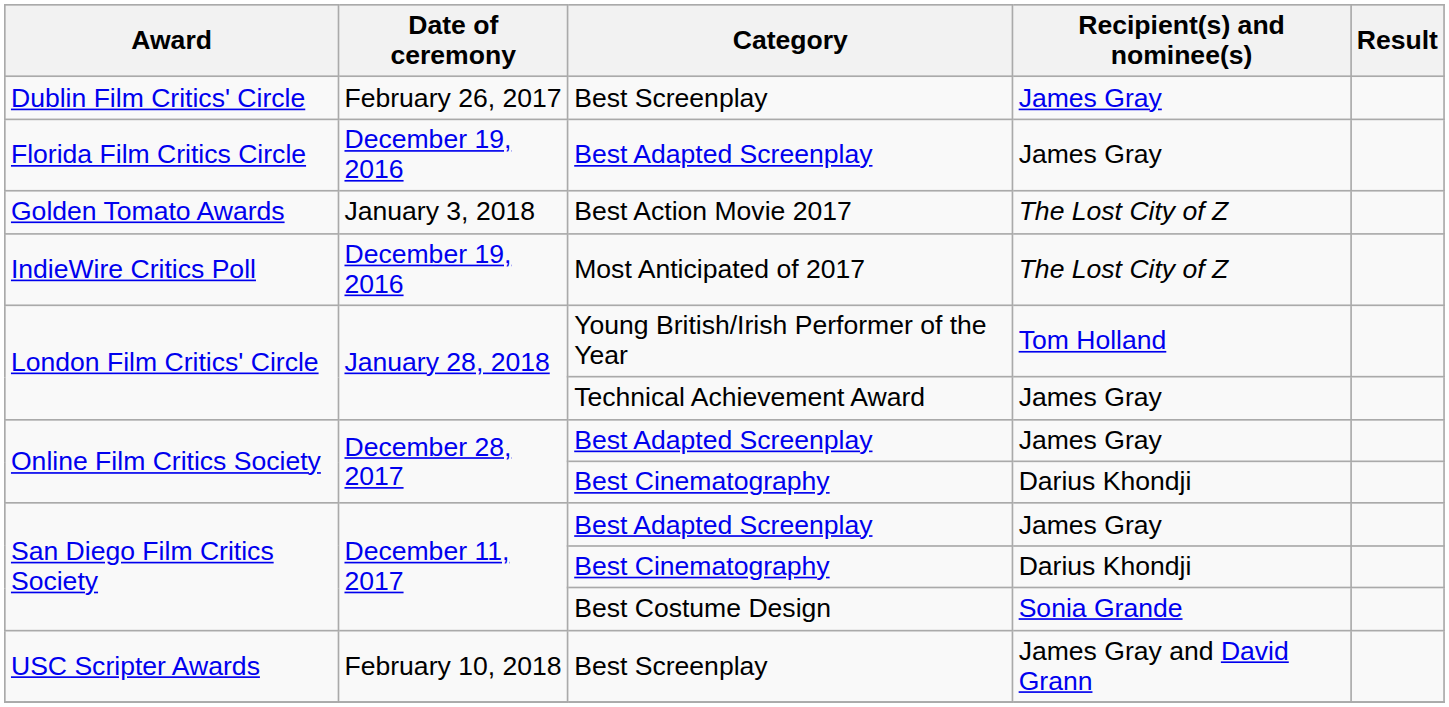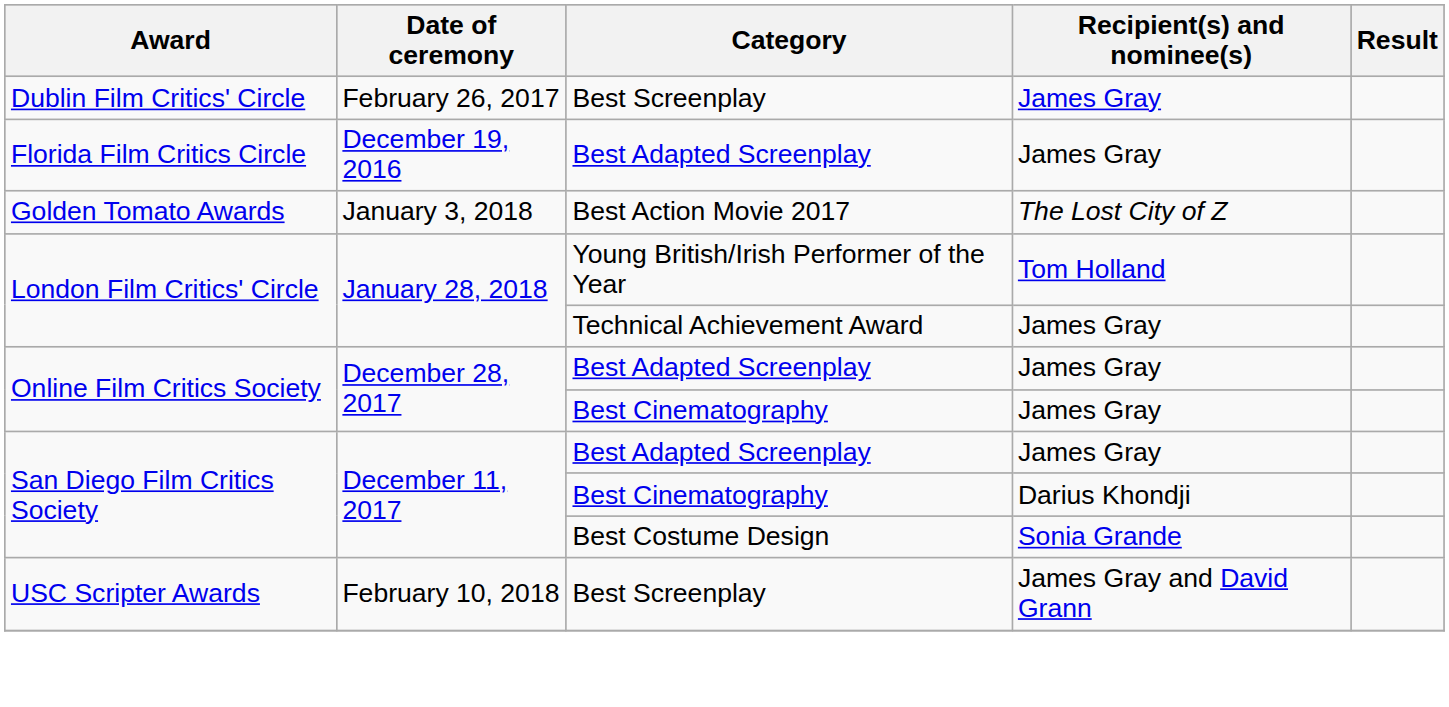- row: (133, 268)
(1105, 482) Darius Khondji -> (1089, 410) James Gray
